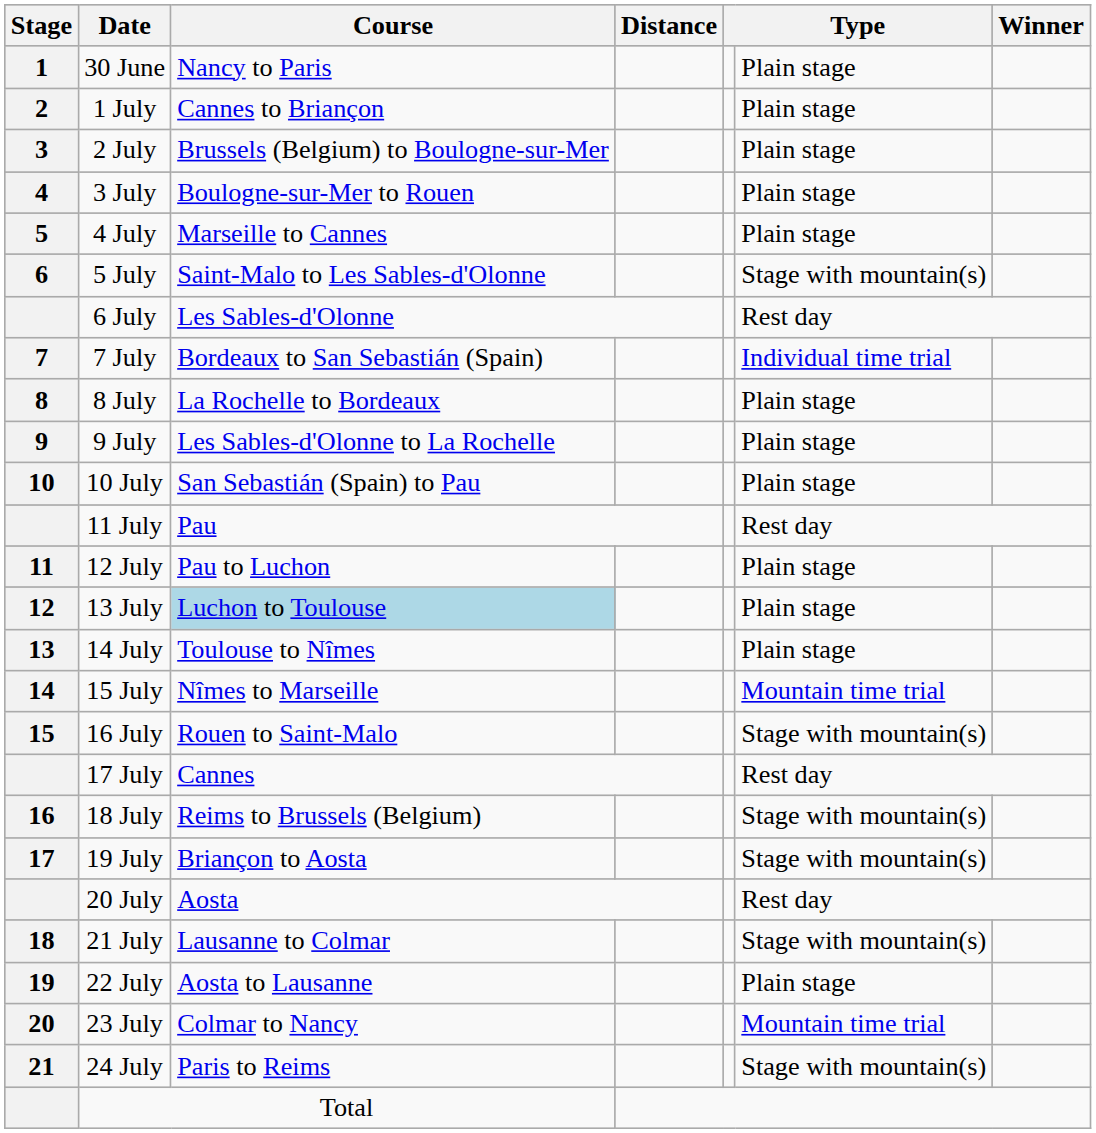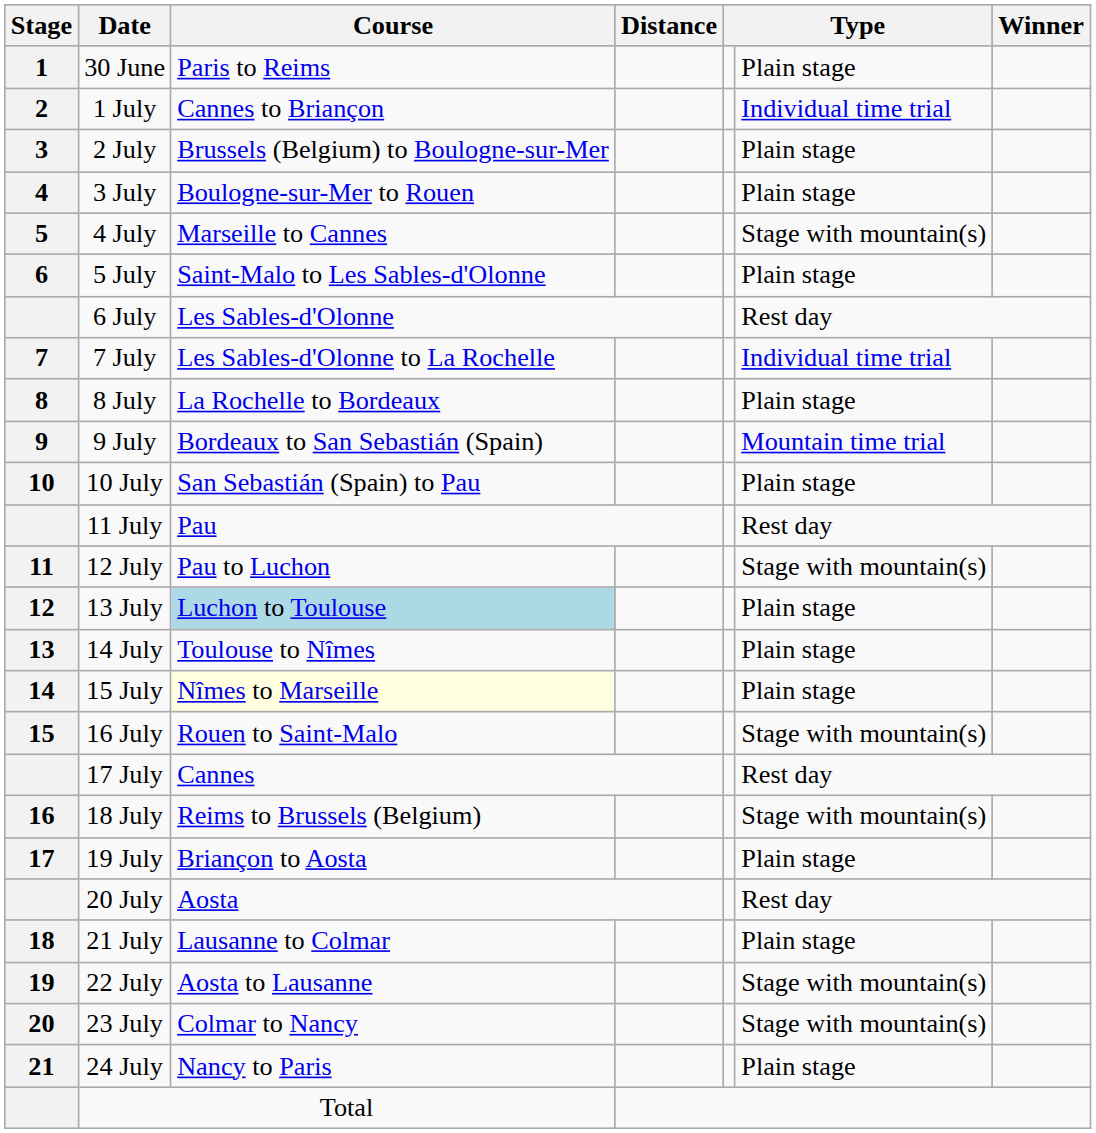(254, 66) Nancy to Paris -> (254, 66) Paris to Reims
(799, 108) Plain stage -> (846, 108) Individual time trial
(799, 233) Plain stage -> (864, 233) Stage with mountain(s)
(864, 274) Stage with mountain(s) -> (799, 274) Plain stage
(360, 358) Bordeaux to San Sebastián (Spain) -> (366, 358) Les Sables-d'Olonne to La Rochelle
(366, 441) Les Sables-d'Olonne to La Rochelle -> (360, 441) Bordeaux to San Sebastián (Spain)
(799, 441) Plain stage -> (843, 441) Mountain time trial
(799, 566) Plain stage -> (864, 566) Stage with mountain(s)
(278, 691) no background -> (278, 691) lightyellow background
(843, 691) Mountain time trial -> (799, 691) Plain stage
(864, 857) Stage with mountain(s) -> (799, 857) Plain stage
(864, 940) Stage with mountain(s) -> (799, 940) Plain stage
(799, 982) Plain stage -> (864, 982) Stage with mountain(s)
(843, 1024) Mountain time trial -> (864, 1024) Stage with mountain(s)
(254, 1065) Paris to Reims -> (254, 1065) Nancy to Paris
(864, 1065) Stage with mountain(s) -> (799, 1065) Plain stage
